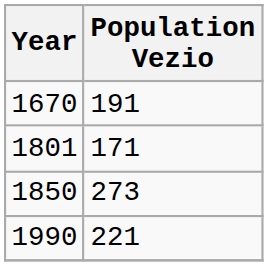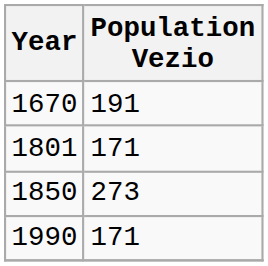(115, 238) 221 -> (115, 238) 171
